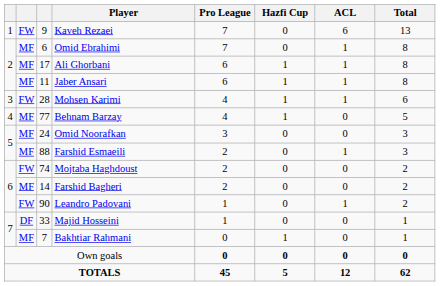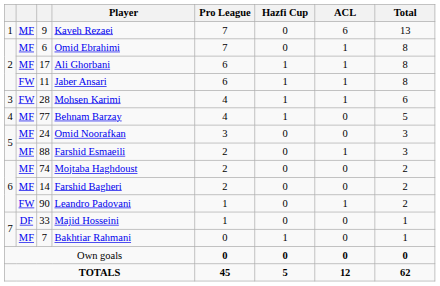(26, 30) FW -> (26, 30) MF
(26, 82) MF -> (26, 82) FW
(26, 168) FW -> (26, 168) MF
